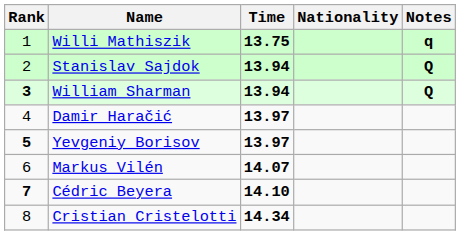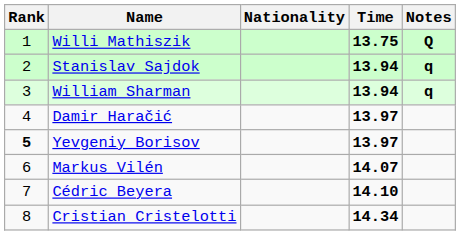columns swapped: (348, 17) <-> (267, 17)
(429, 42) q -> (429, 42) Q
(429, 67) Q -> (429, 67) q
(27, 92) bold -> (27, 92) normal
(429, 92) Q -> (429, 92) q
(27, 192) bold -> (27, 192) normal
